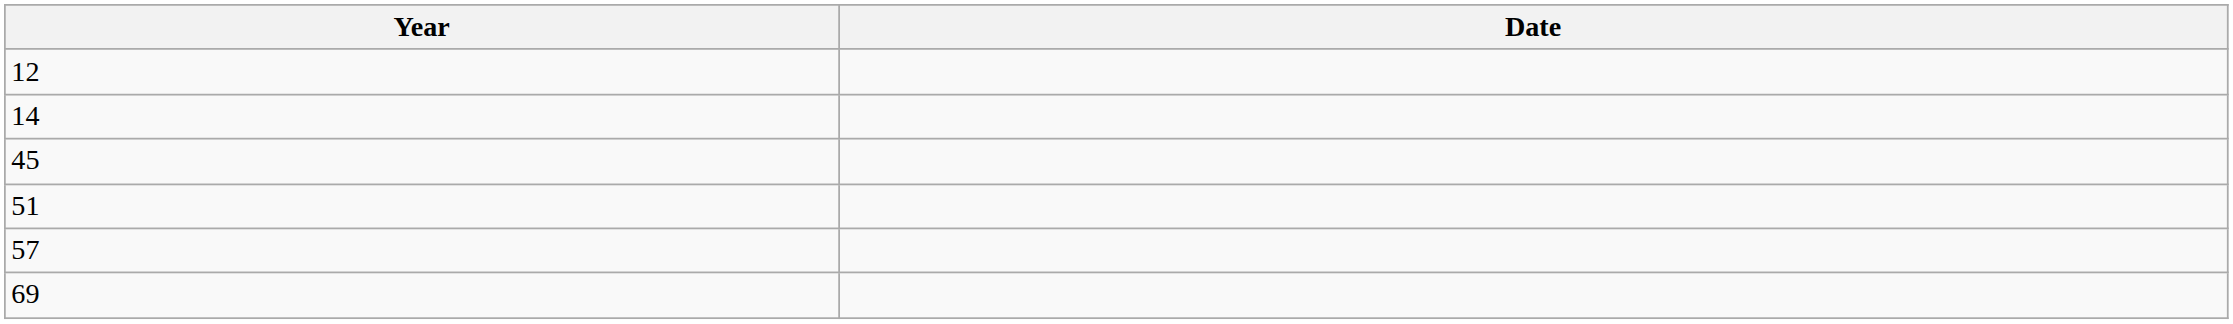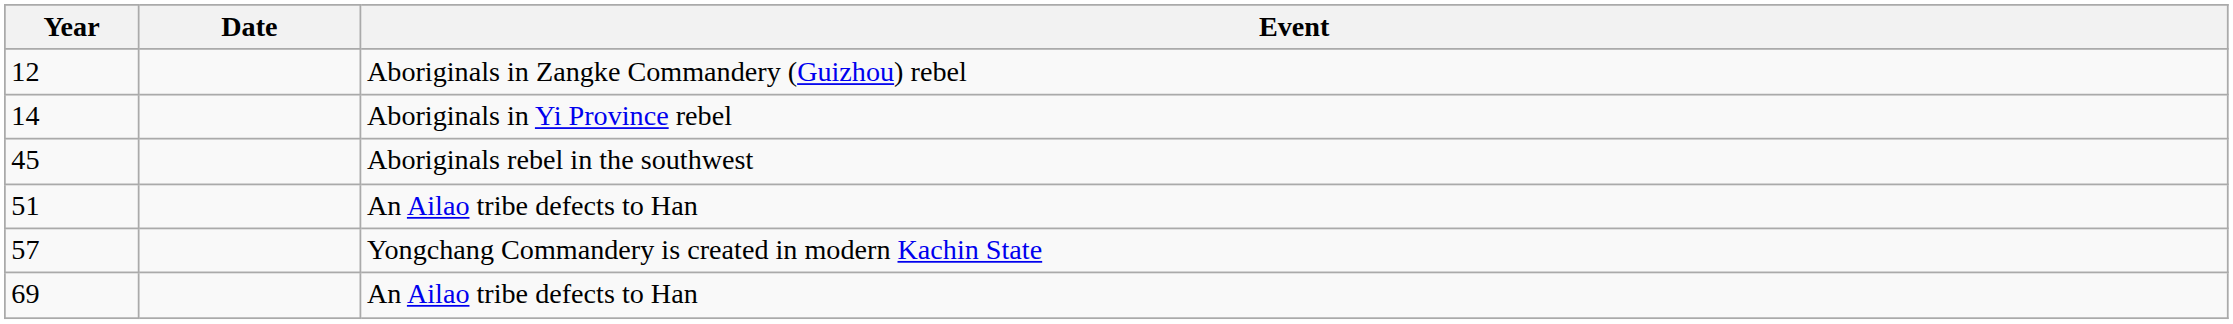+ column: (1294, 26)
